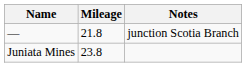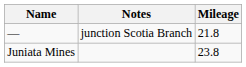columns swapped: (101, 14) <-> (183, 14)
